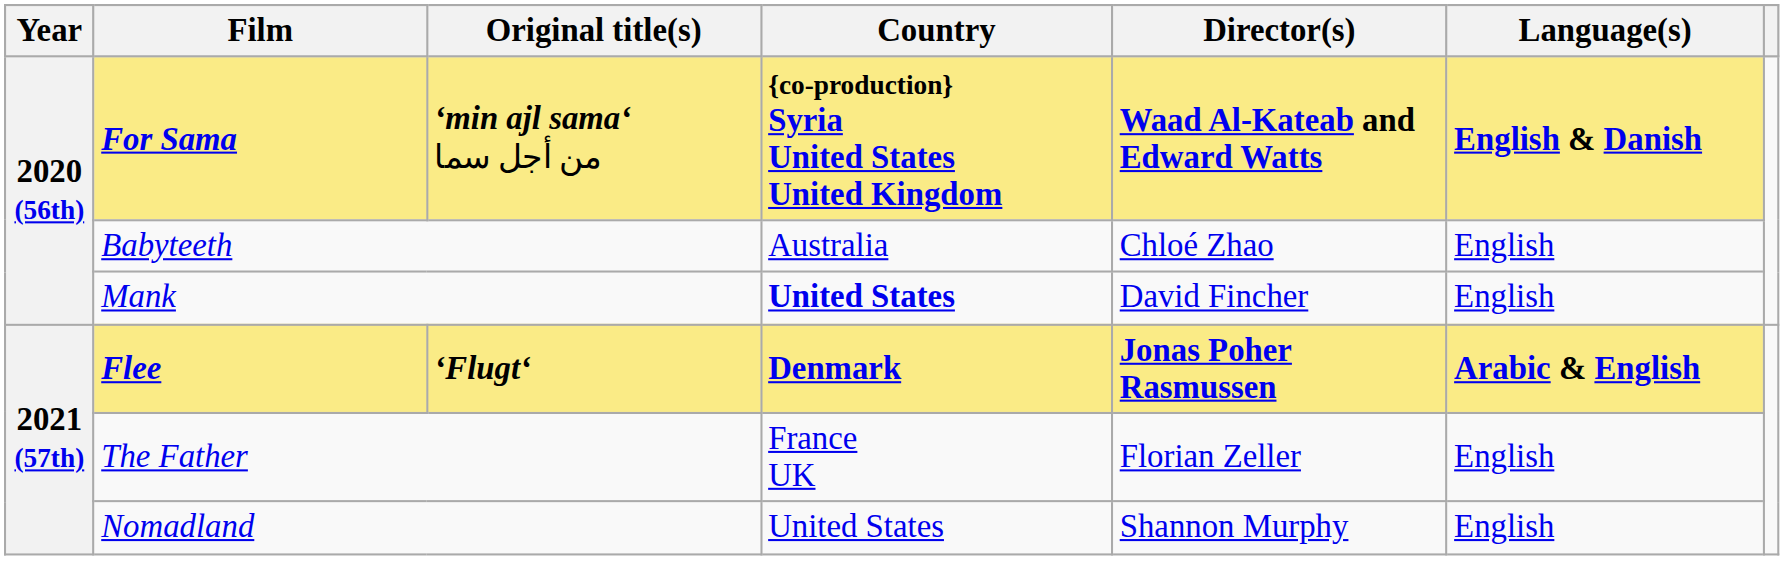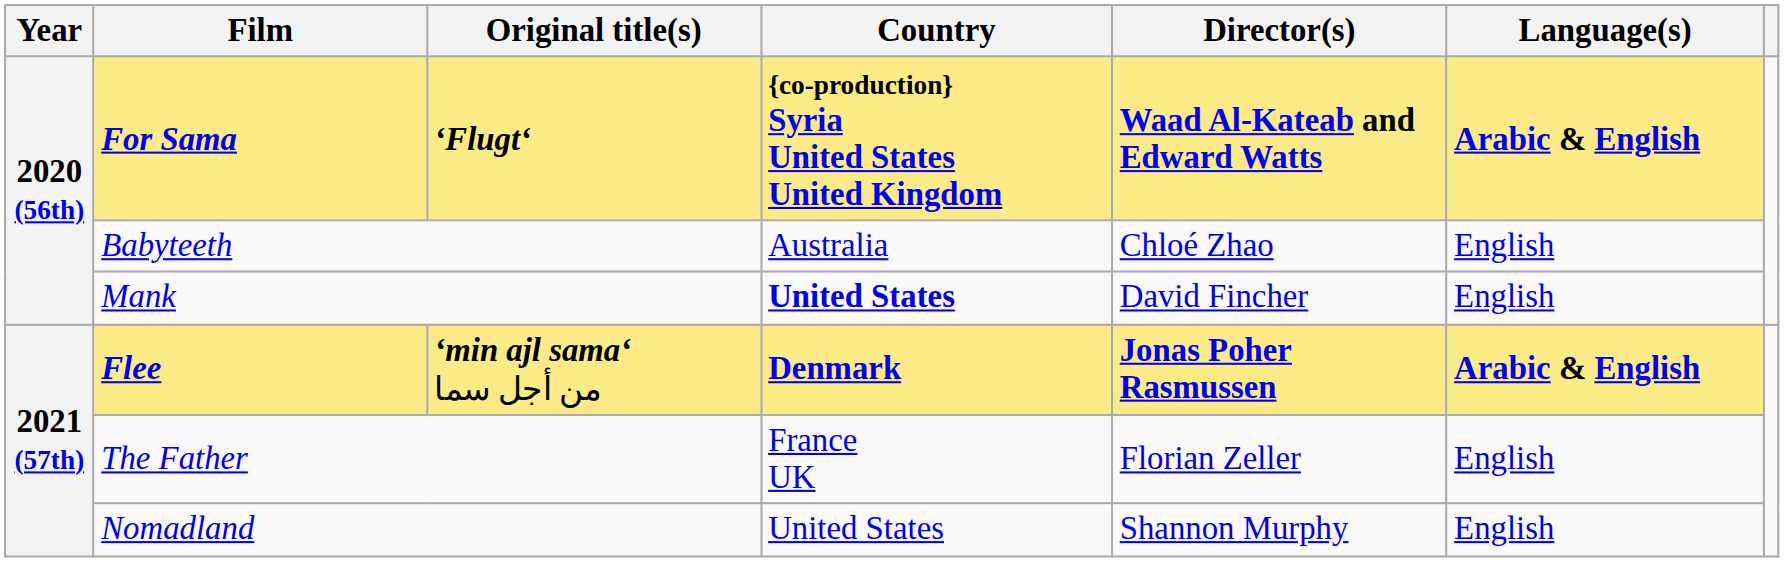(533, 137) ‘min ajl sama‘ من أجل سما -> (483, 137) ‘Flugt‘
(1578, 137) English & Danish -> (1577, 137) Arabic & English
(483, 367) ‘Flugt‘ -> (533, 368) ‘min ajl sama‘ من أجل سما
